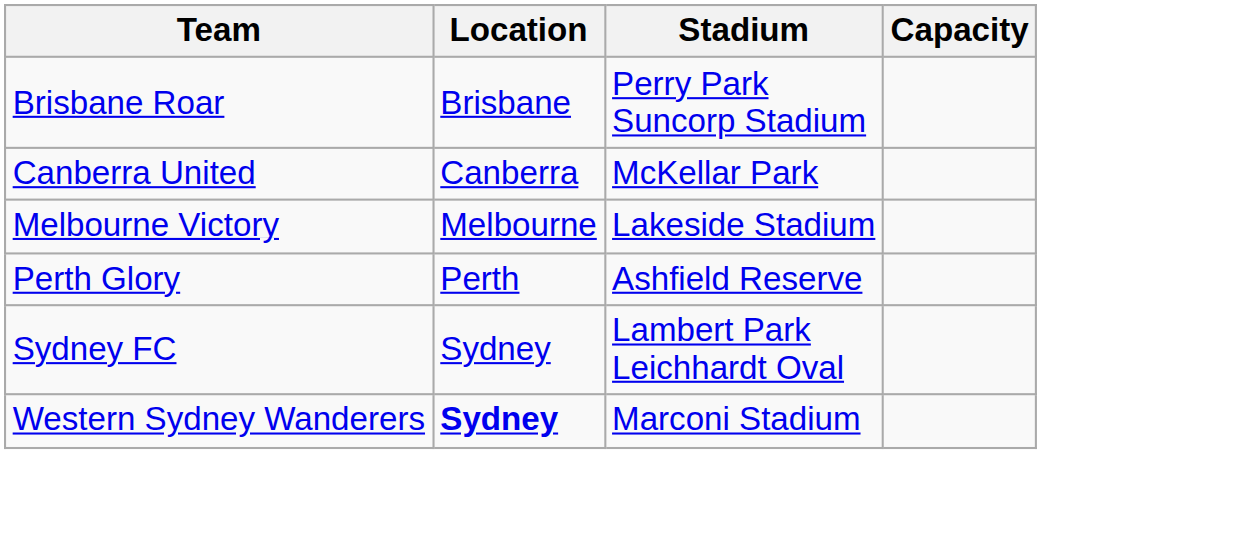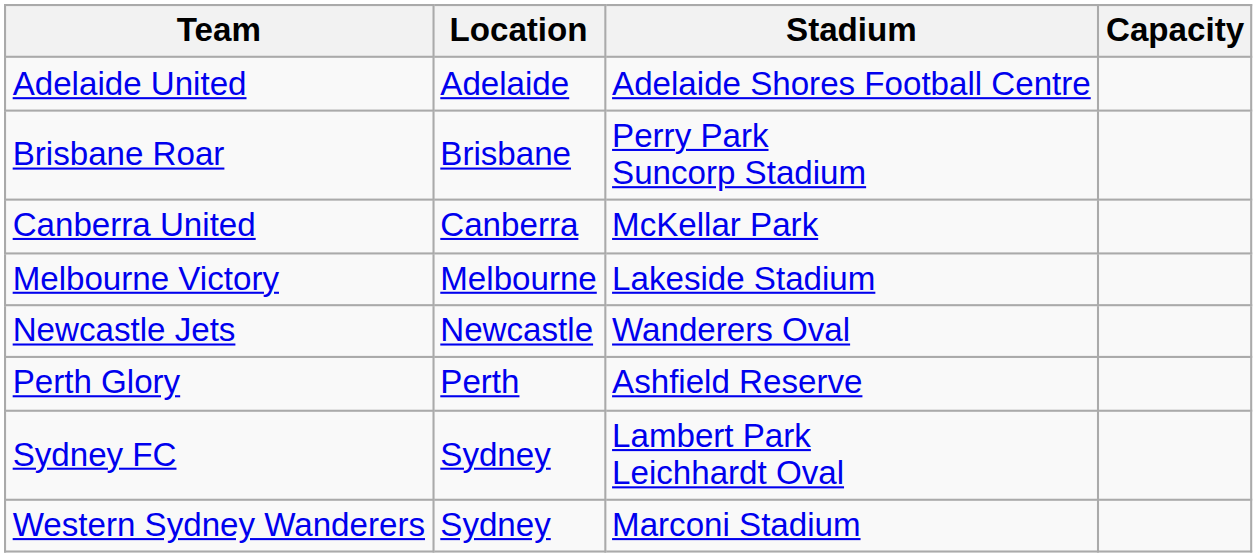+ row: (130, 83)
+ row: (124, 330)
(499, 420) bold -> (496, 525) normal
